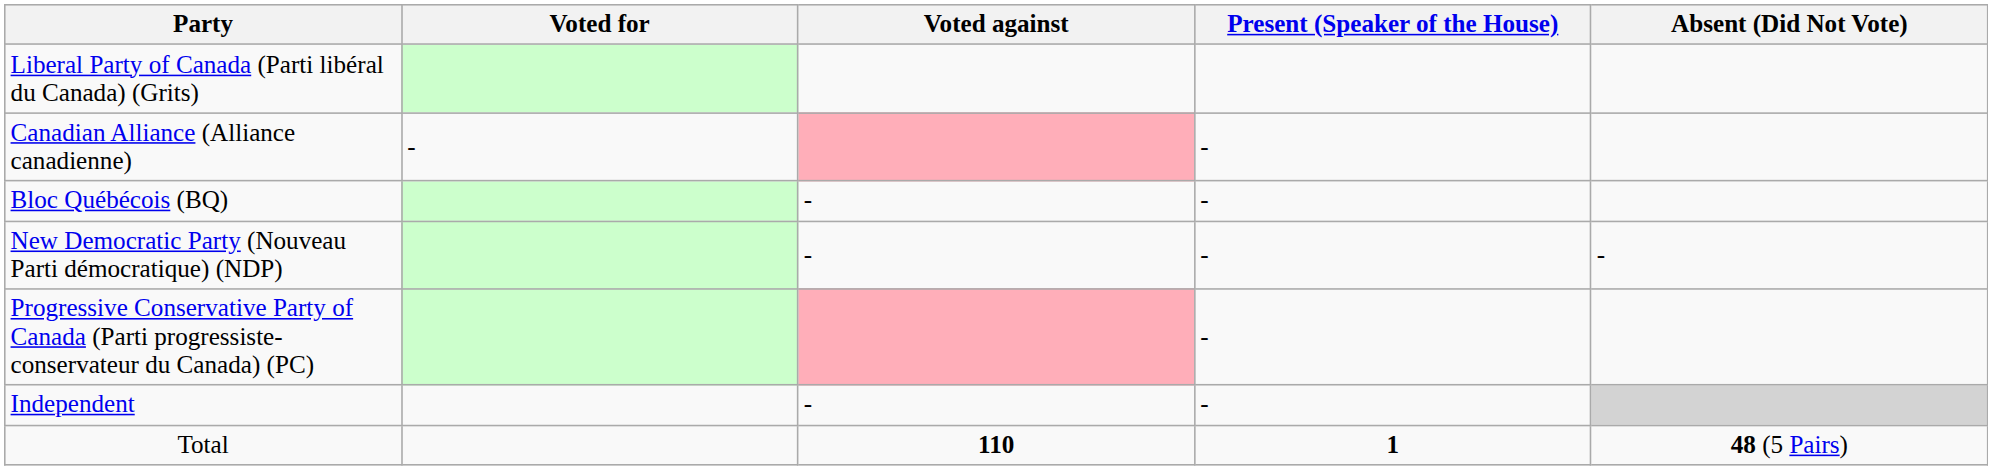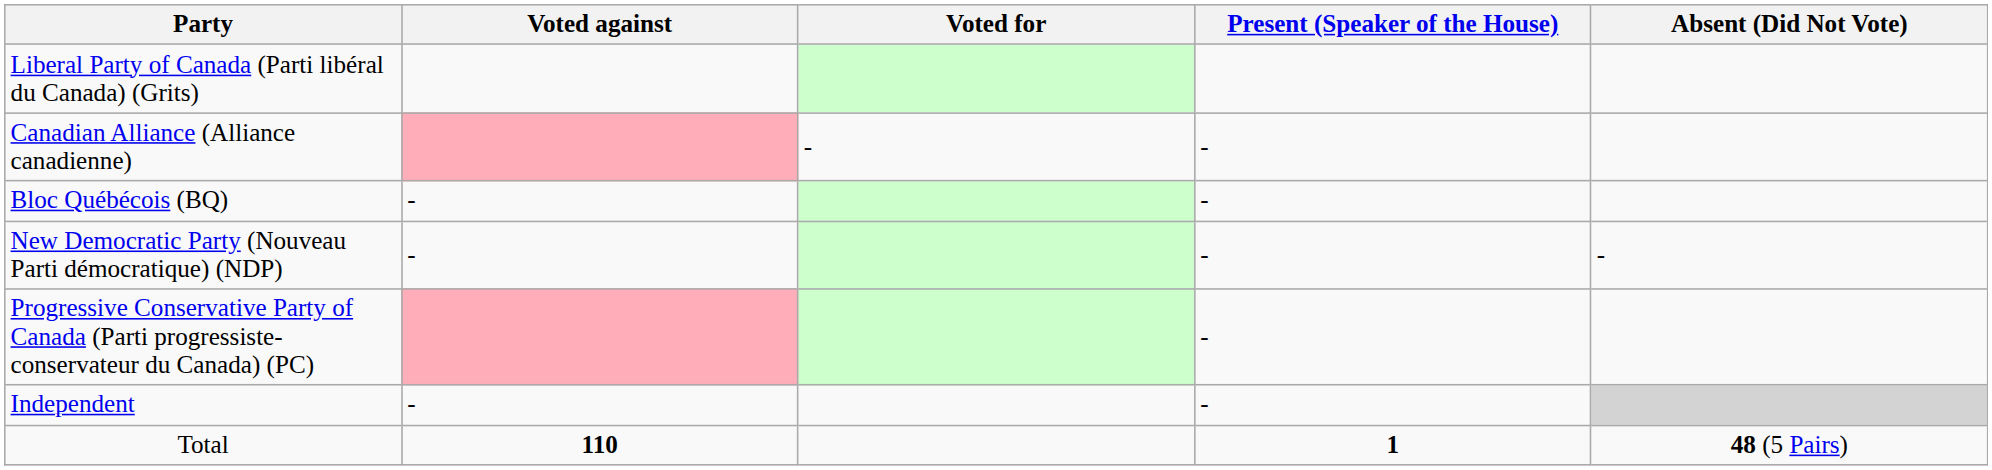columns swapped: (600, 24) <-> (996, 24)
